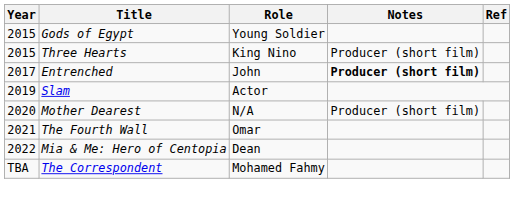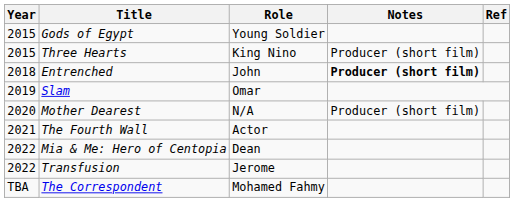(22, 72) 2017 -> (22, 72) 2018
(250, 91) Actor -> (246, 91) Omar
(246, 130) Omar -> (250, 130) Actor
+ row: (81, 168)
